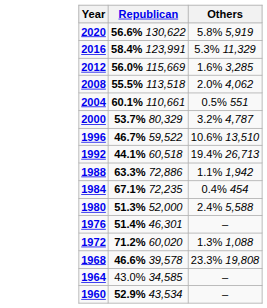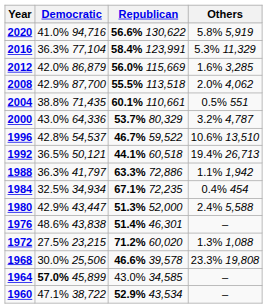+ column: (72, 14)
